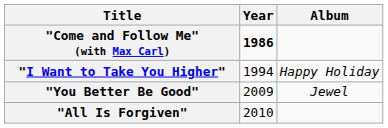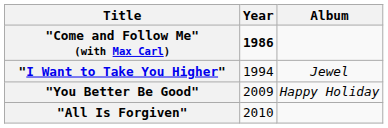(330, 71) Happy Holiday -> (330, 71) Jewel
(330, 92) Jewel -> (330, 92) Happy Holiday
